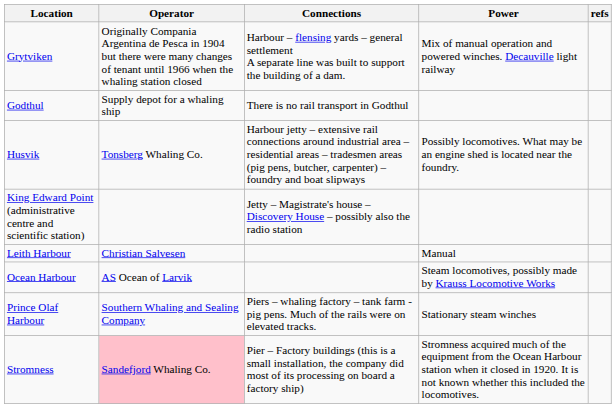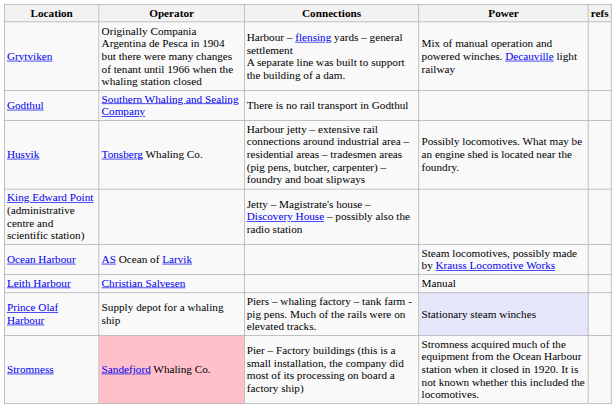(163, 105) Supply depot for a whaling ship -> (170, 105) Southern Whaling and Sealing Company
rows swapped: (39, 253) <-> (41, 277)
(170, 314) Southern Whaling and Sealing Company -> (163, 314) Supply depot for a whaling ship
(479, 314) no background -> (479, 314) lavender background
